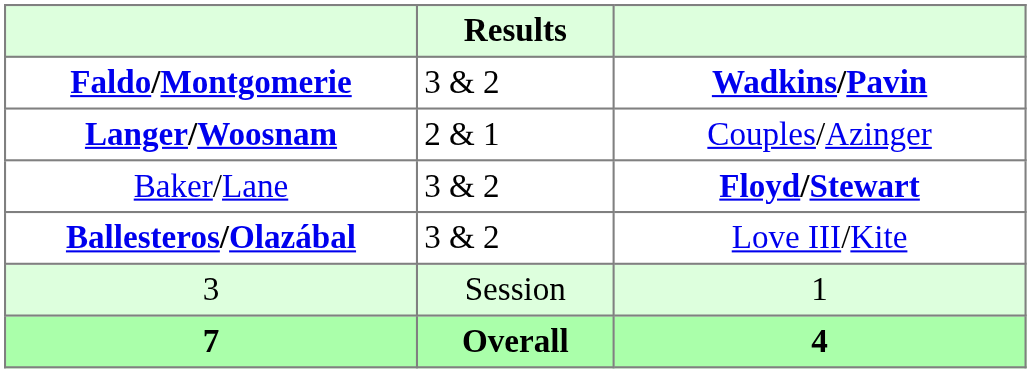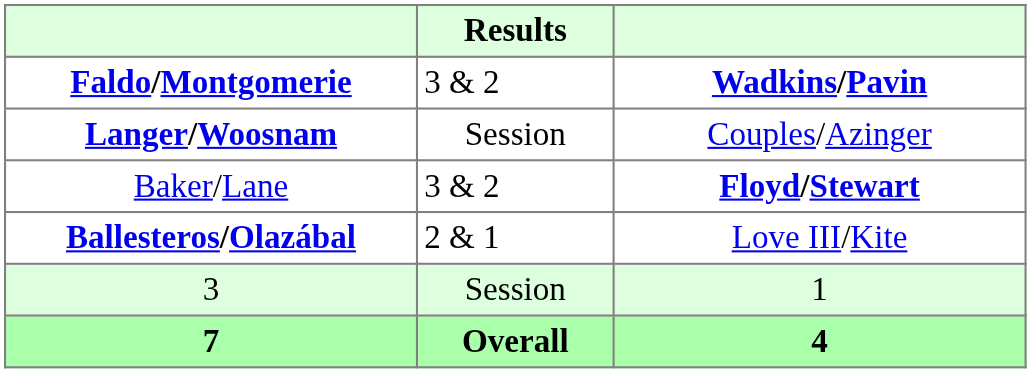(462, 133) 2 & 1 -> (515, 133) Session
(462, 237) 3 & 2 -> (462, 237) 2 & 1
